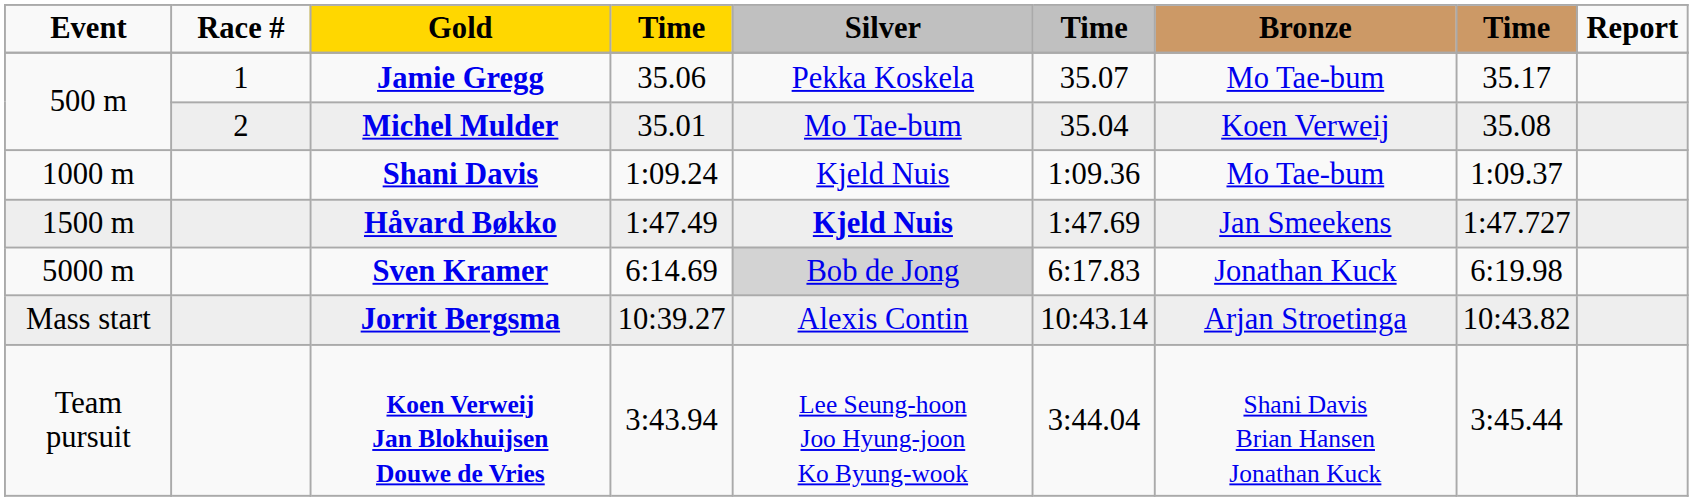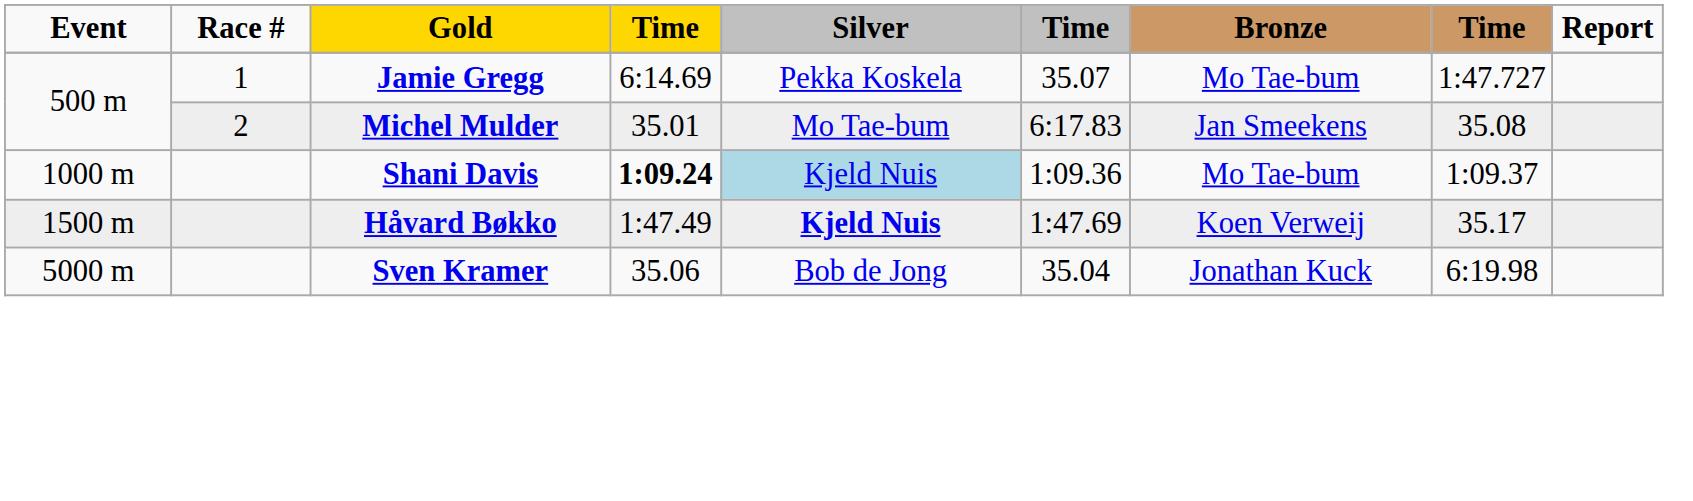(672, 77) 35.06 -> (665, 77) 6:14.69
(1517, 77) 35.17 -> (1492, 77) 1:47.727
(1094, 125) 35.04 -> (1076, 125) 6:17.83
(1305, 125) Koen Verweij -> (1281, 125) Jan Smeekens
(672, 174) normal -> (665, 174) bold
(883, 174) no background -> (871, 174) lightblue background
(1305, 222) Jan Smeekens -> (1281, 222) Koen Verweij
(1517, 222) 1:47.727 -> (1492, 222) 35.17
(672, 271) 6:14.69 -> (665, 271) 35.06
(883, 271) lightgrey background -> (871, 271) no background
(1094, 271) 6:17.83 -> (1076, 271) 35.04
- row: (460, 319)
- row: (460, 438)
